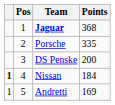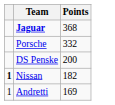- column: (23, 12)
(89, 43) 335 -> (70, 43) 332
(89, 75) 184 -> (70, 75) 182
